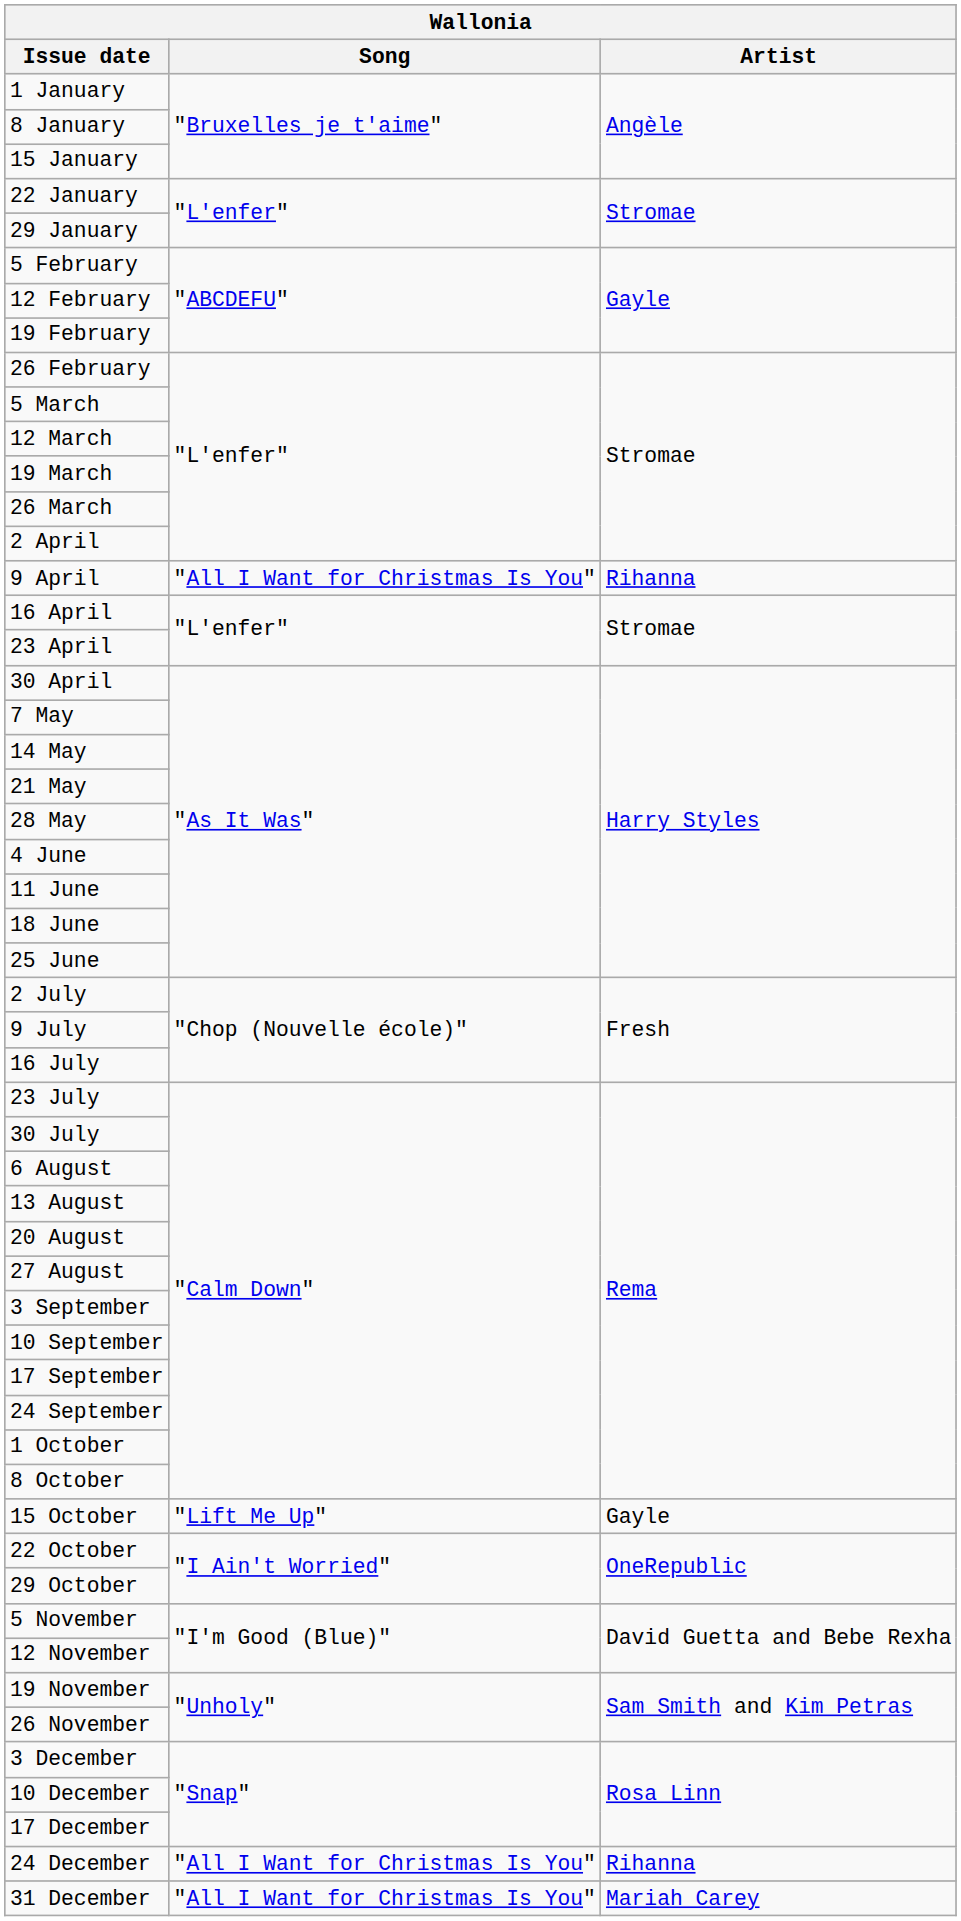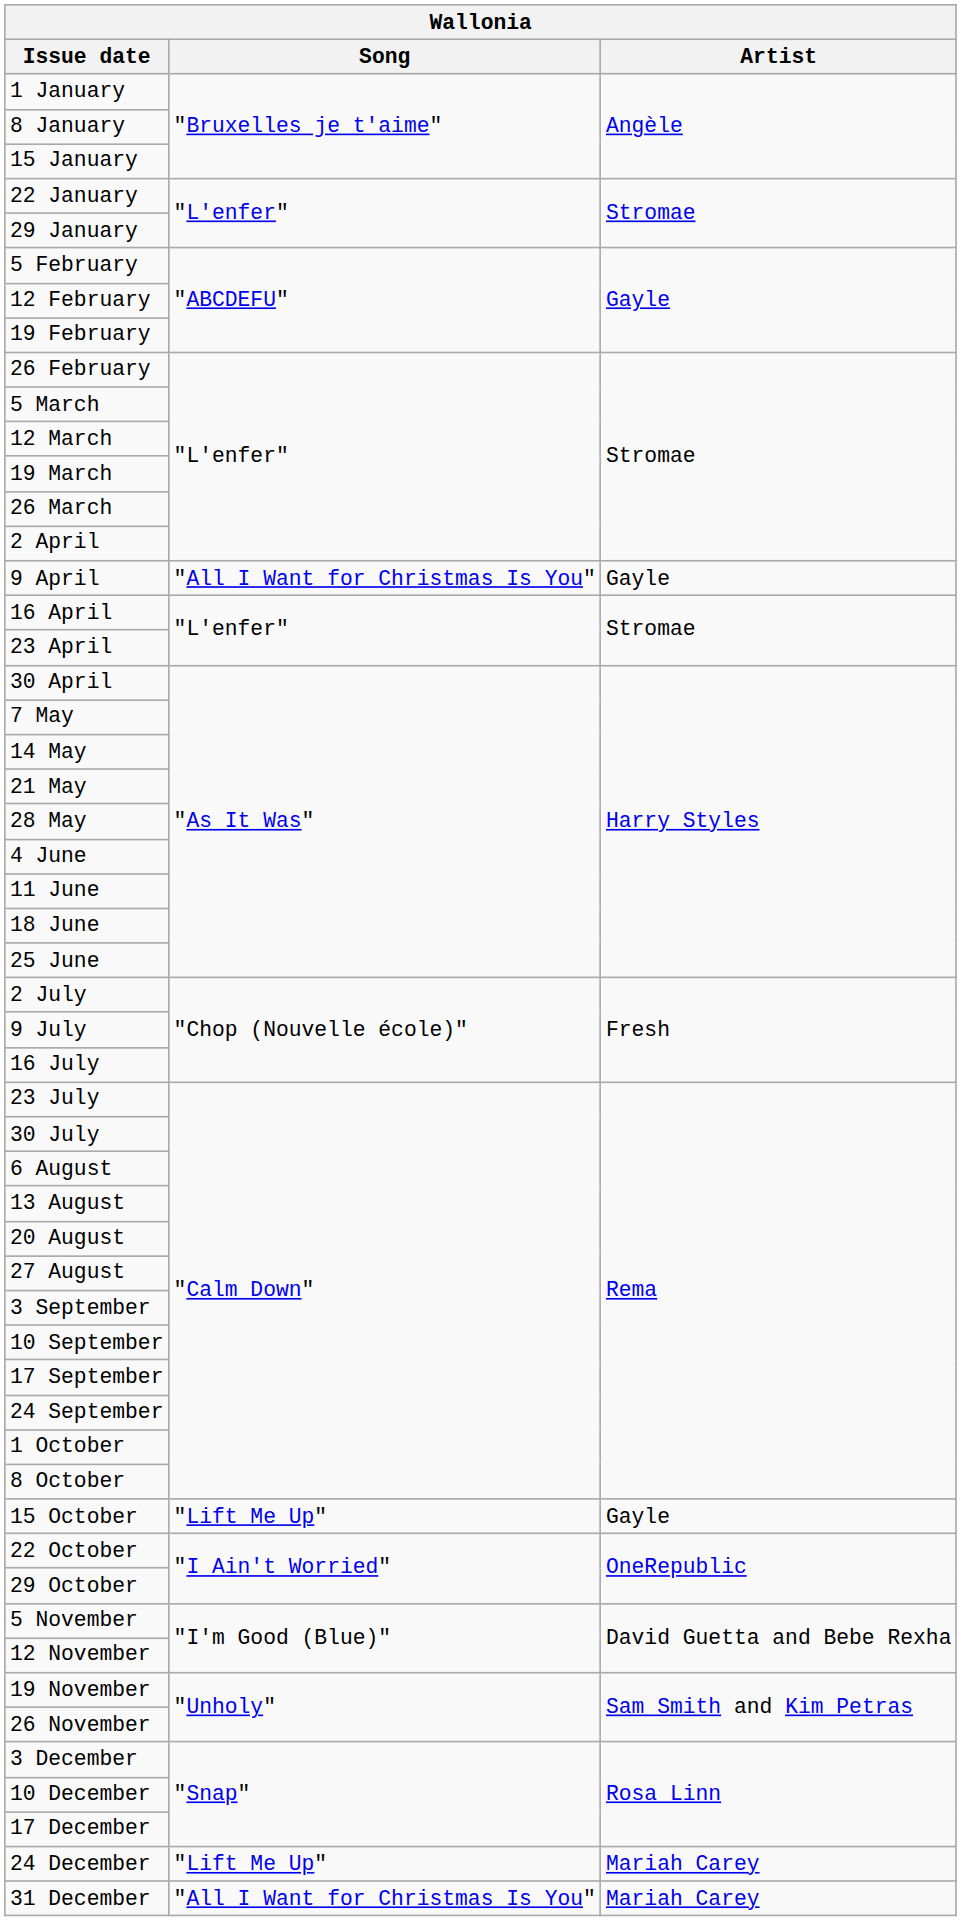(651, 578) Rihanna -> (638, 578) Gayle
(385, 1864) "All I Want for Christmas Is You" -> (250, 1864) "Lift Me Up"
(651, 1864) Rihanna -> (683, 1864) Mariah Carey
